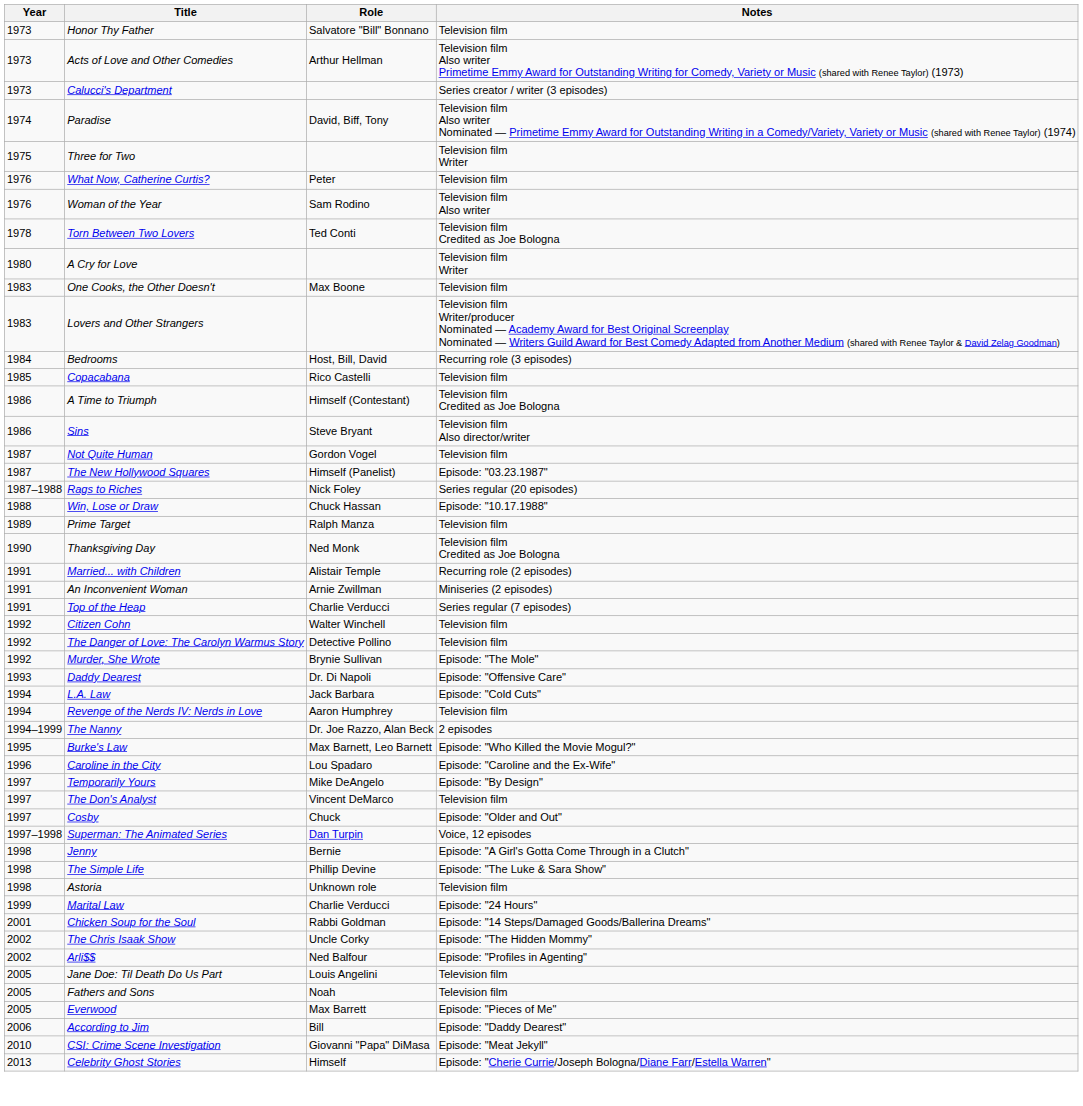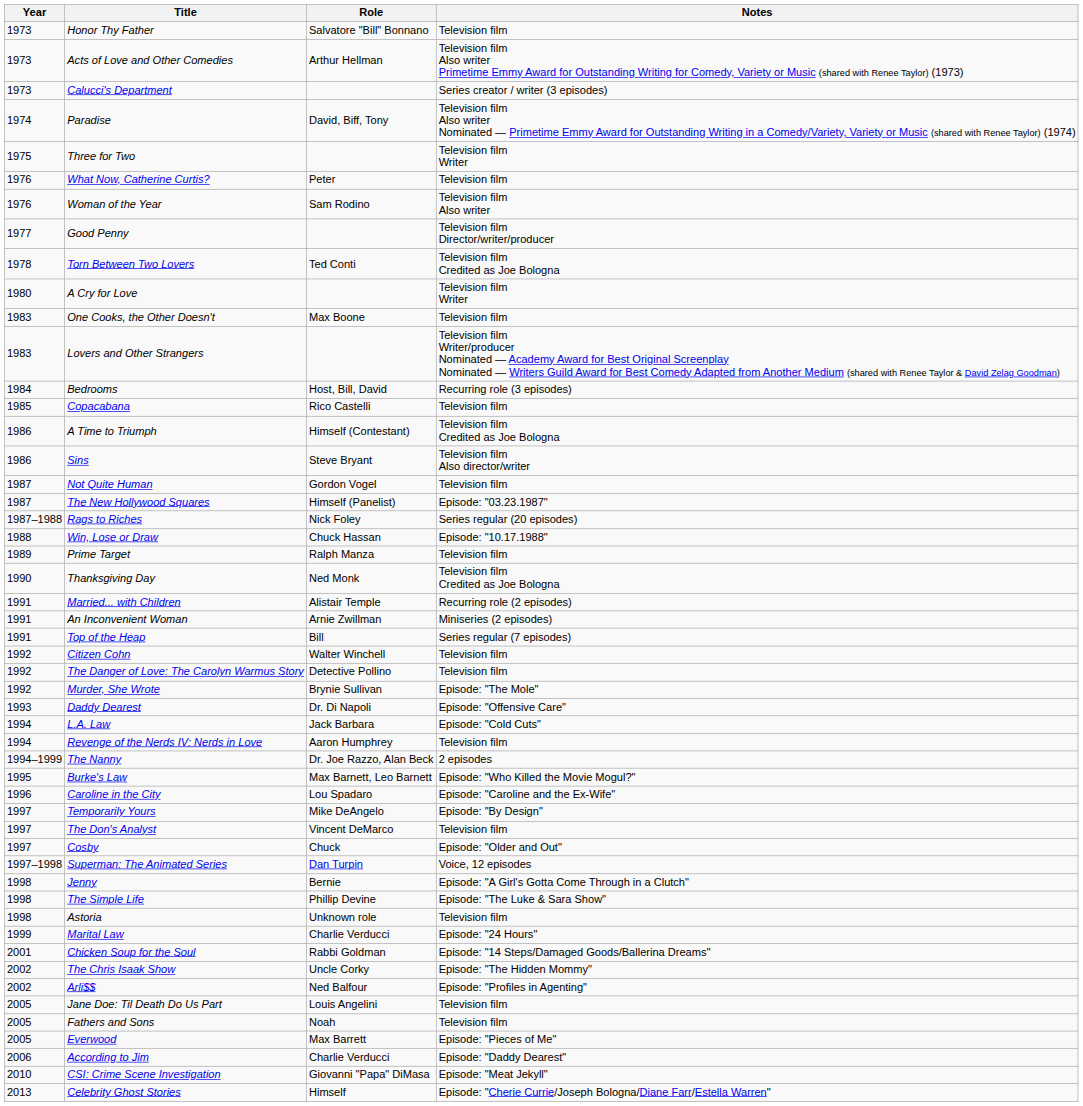+ row: (98, 234)
(349, 607) Charlie Verducci -> (316, 637) Bill
(316, 1027) Bill -> (349, 1057) Charlie Verducci
